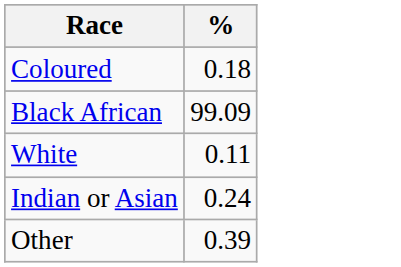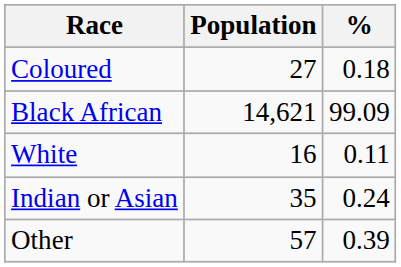+ column: (253, 25)
